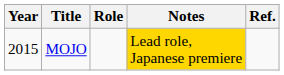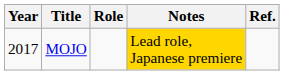(23, 49) 2015 -> (23, 49) 2017
